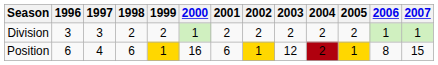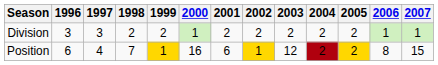(131, 51) 6 -> (131, 51) 7
(354, 51) 1 -> (354, 51) 2
